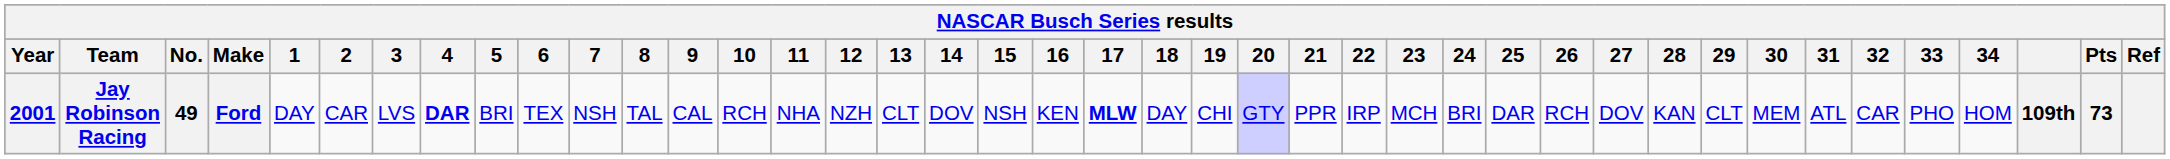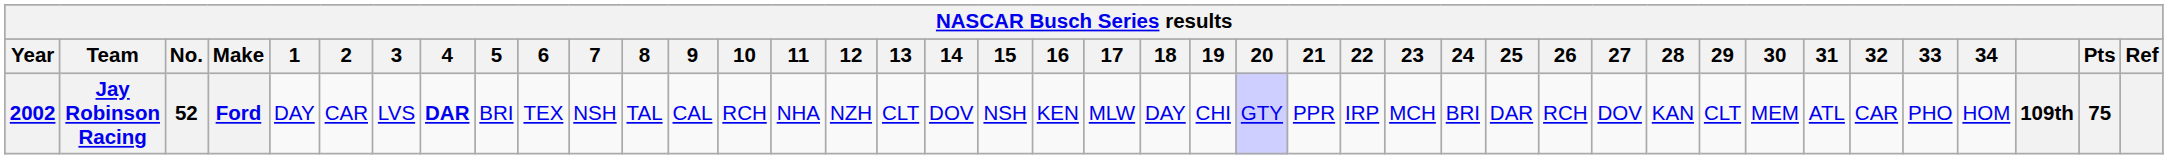(33, 113) 2001 -> (33, 113) 2002
(186, 113) 49 -> (186, 113) 52
(1113, 113) bold -> (1112, 113) normal
(2101, 113) 73 -> (2100, 113) 75
